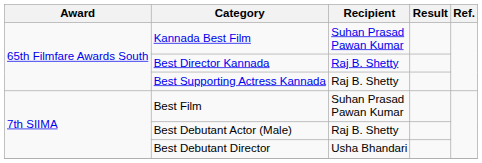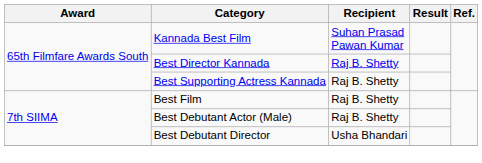(368, 106) Suhan Prasad Pawan Kumar -> (365, 99) Raj B. Shetty
